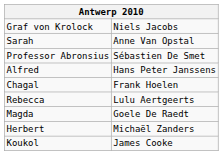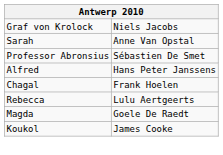- row: (25, 129)
